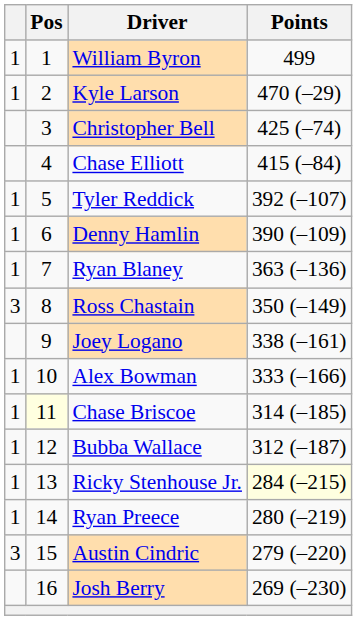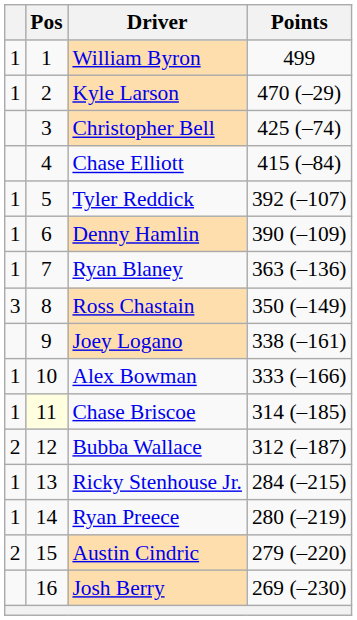(15, 446) 1 -> (15, 446) 2
(299, 481) lightyellow background -> (299, 481) no background
(15, 552) 3 -> (15, 552) 2
